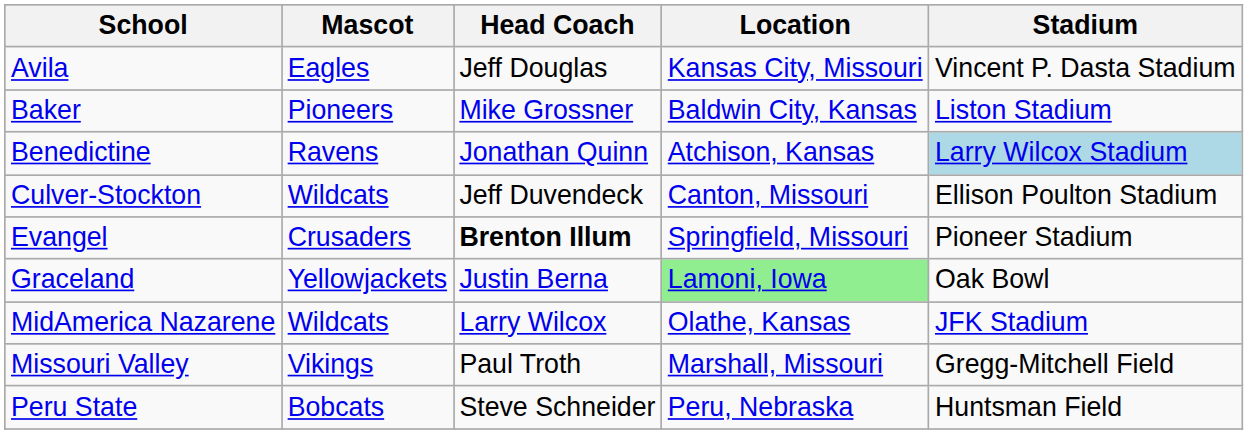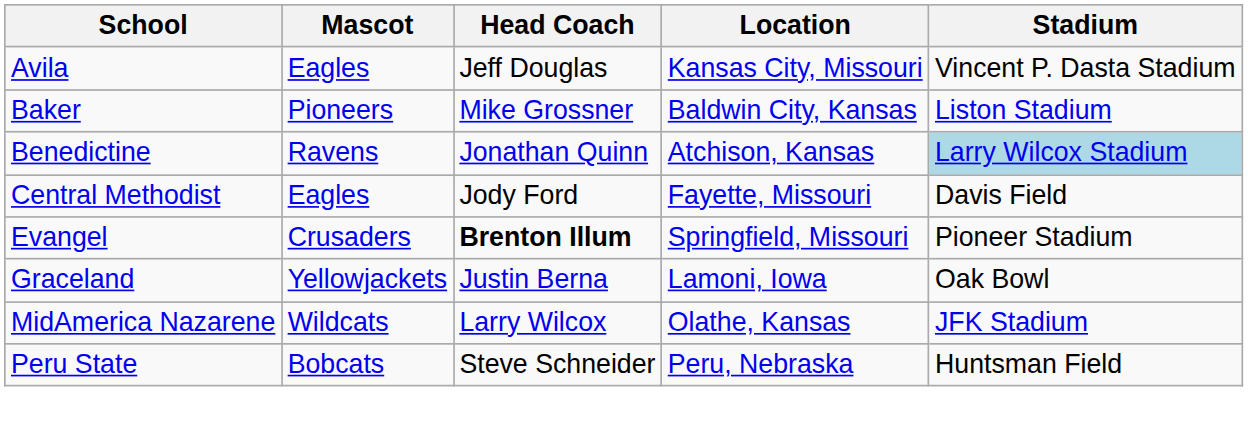+ row: (116, 195)
- row: (106, 195)
(747, 279) lightgreen background -> (747, 279) no background
- row: (100, 364)
